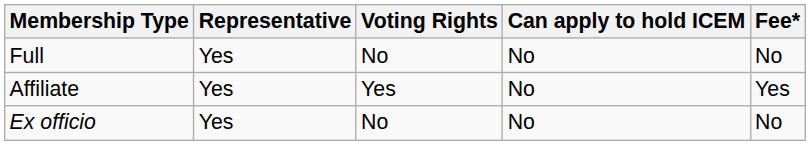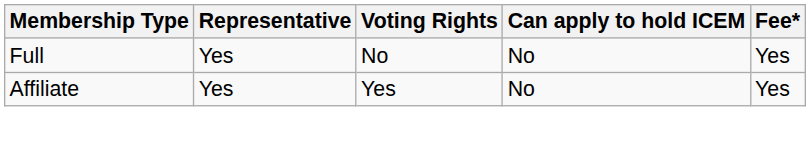(769, 55) No -> (772, 55) Yes
- row: (53, 122)
